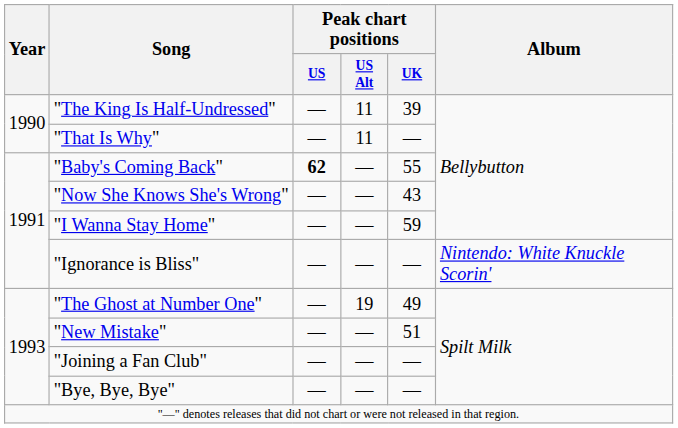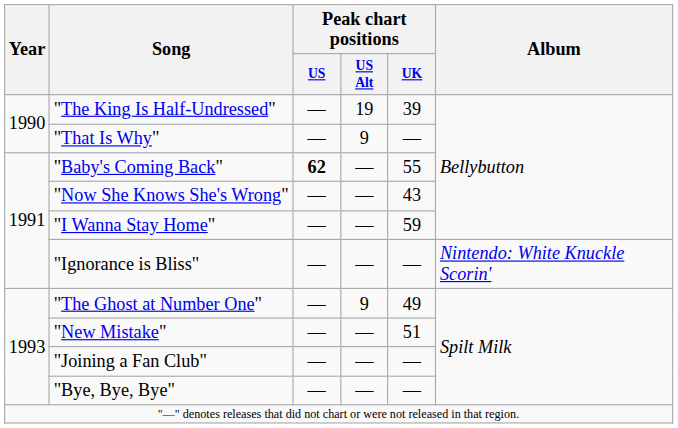(364, 109) 11 -> (364, 109) 19
(364, 138) 11 -> (364, 138) 9
(364, 303) 19 -> (364, 303) 9
